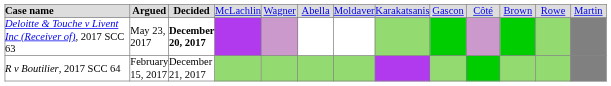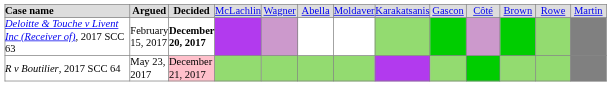(148, 36) May 23, 2017 -> (149, 36) February 15, 2017
(149, 68) February 15, 2017 -> (148, 68) May 23, 2017
(191, 68) no background -> (191, 68) pink background
